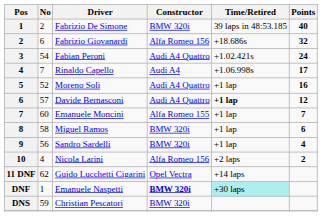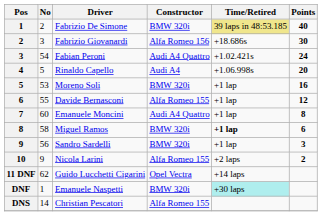(250, 26) no background -> (250, 26) khaki background
(42, 41) 6 -> (42, 41) 3
(303, 41) 32 -> (303, 41) 30
(42, 70) 7 -> (42, 70) 5
(303, 70) 17 -> (303, 70) 20
(44, 85) 52 -> (44, 85) 53
(180, 85) Audi A4 Quattro -> (170, 85) BMW 320i
(44, 100) 57 -> (44, 100) 55
(180, 100) Audi A4 Quattro -> (179, 100) Alfa Romeo 155
(226, 100) bold -> (225, 100) normal
(179, 115) Alfa Romeo 155 -> (180, 115) Audi A4 Quattro
(303, 115) 7 -> (303, 115) 8
(225, 129) normal -> (226, 129) bold
(303, 144) 4 -> (303, 144) 3
(42, 159) 4 -> (42, 159) 9
(179, 159) Alfa Romeo 156 -> (179, 159) Alfa Romeo 155
(170, 188) bold -> (170, 188) normal
(44, 203) 59 -> (44, 203) 14
(170, 203) BMW 320i -> (179, 203) Alfa Romeo 155
